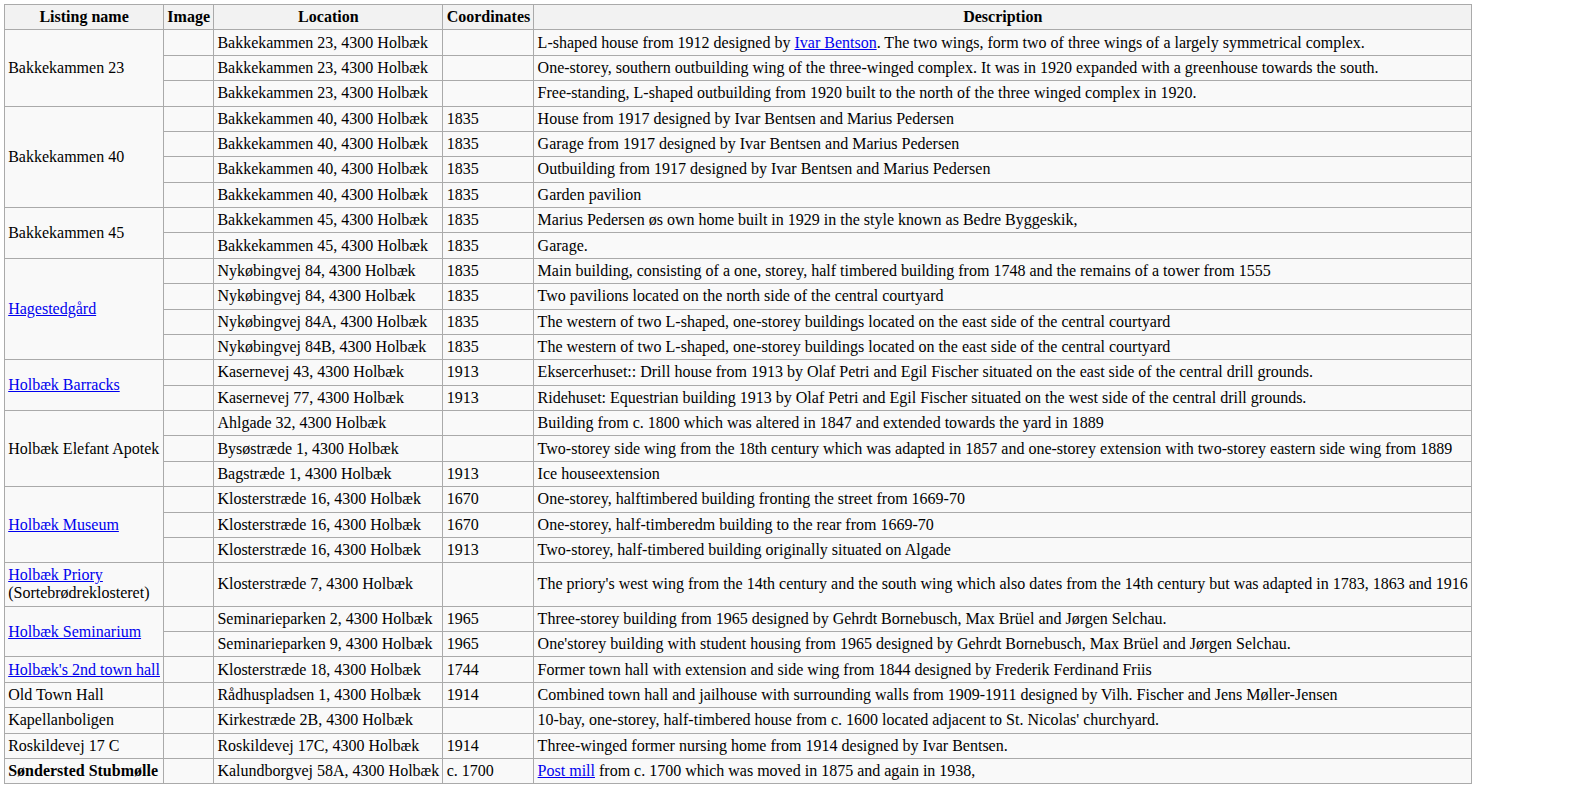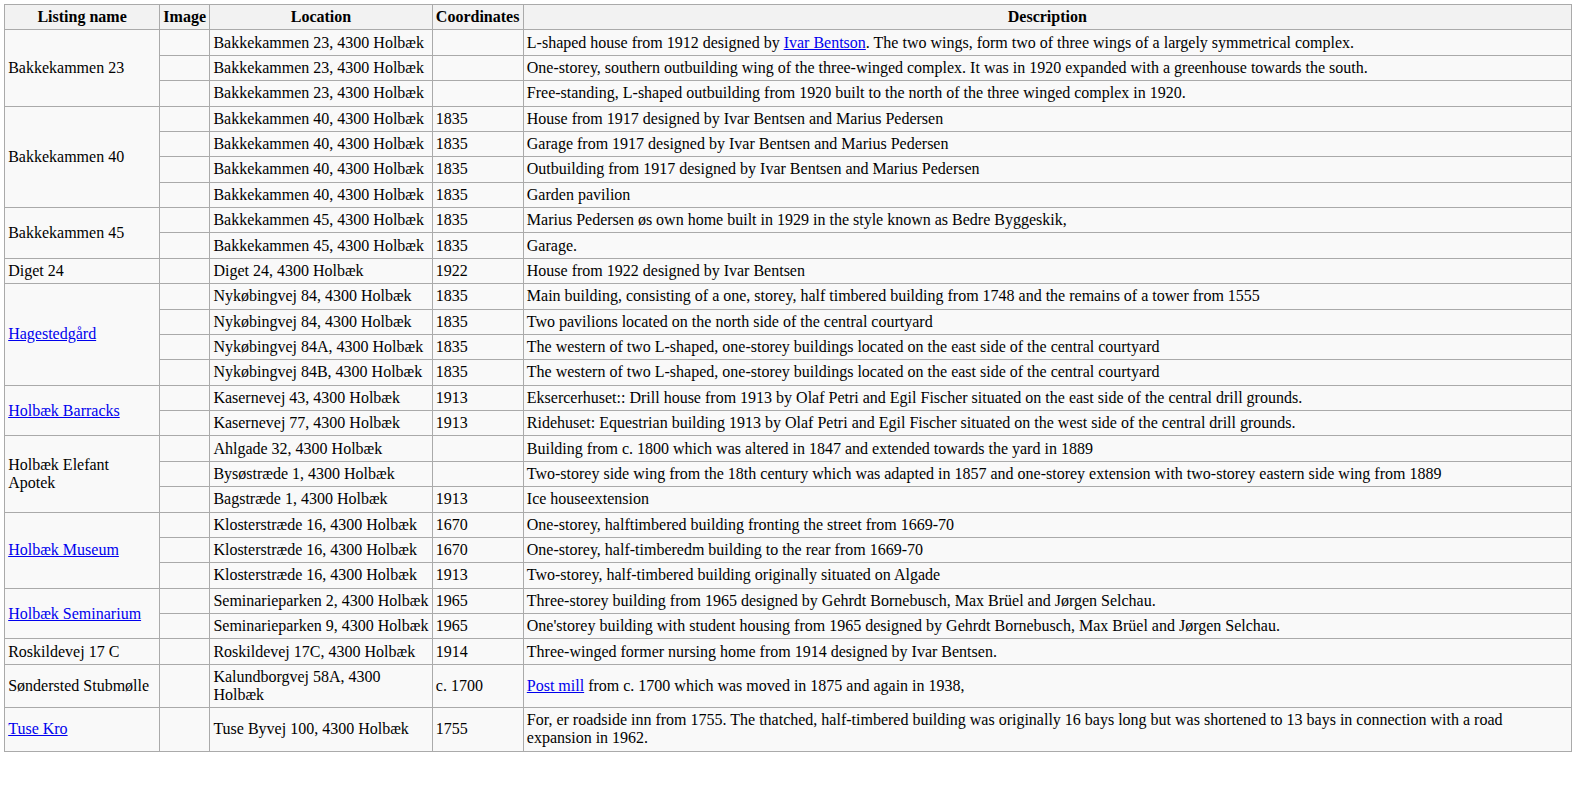+ row: (288, 270)
- row: (315, 584)
- row: (319, 669)
- row: (319, 694)
- row: (315, 720)
(83, 771) bold -> (79, 685) normal
+ row: (311, 729)
